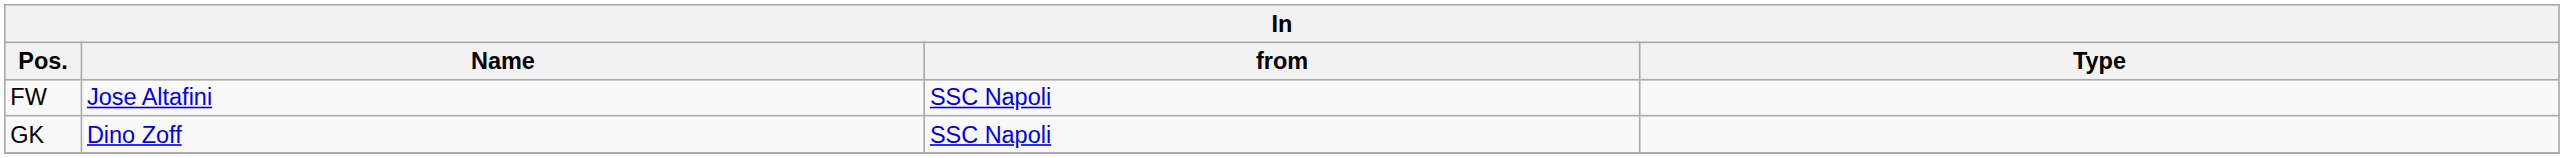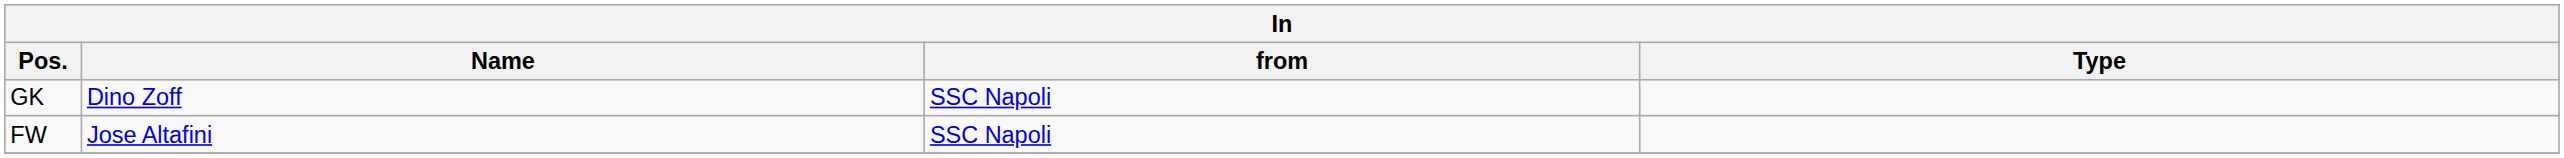rows swapped: (27, 135) <-> (29, 98)
